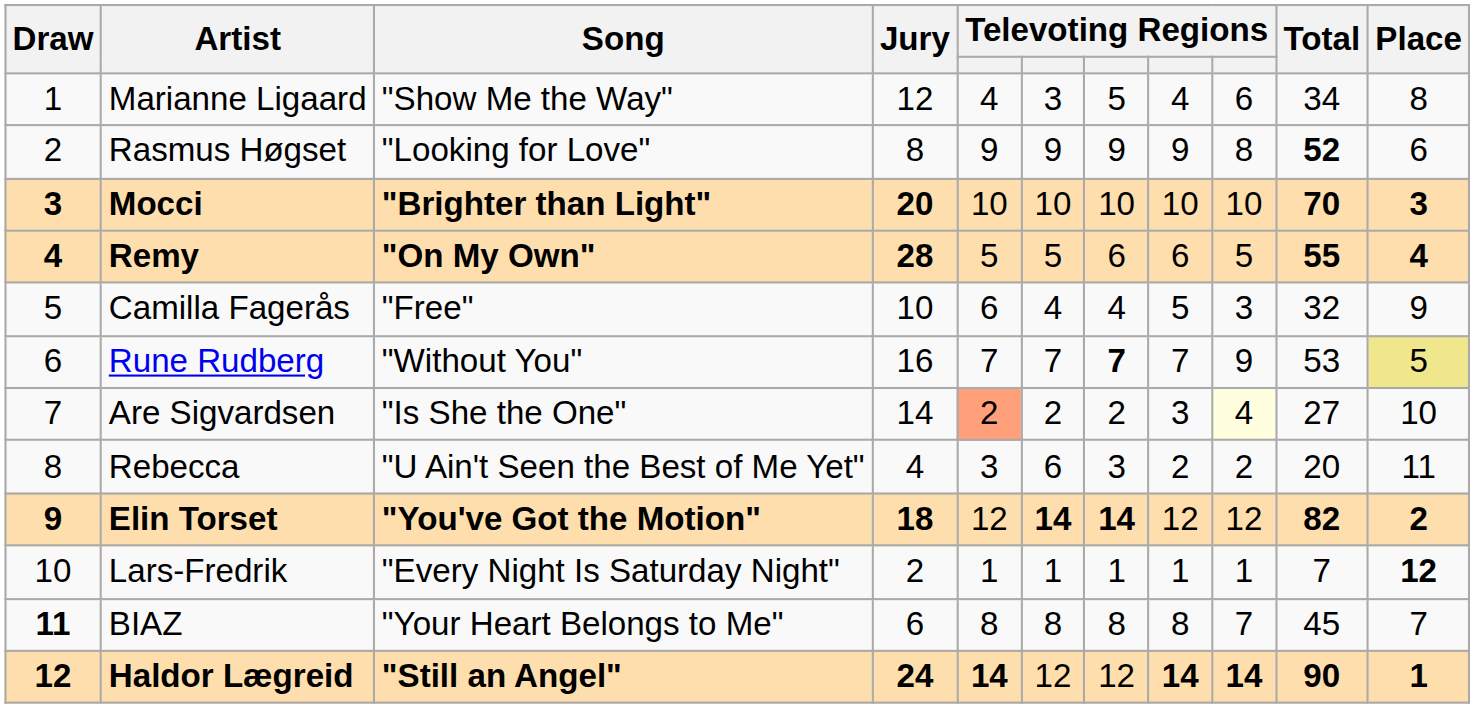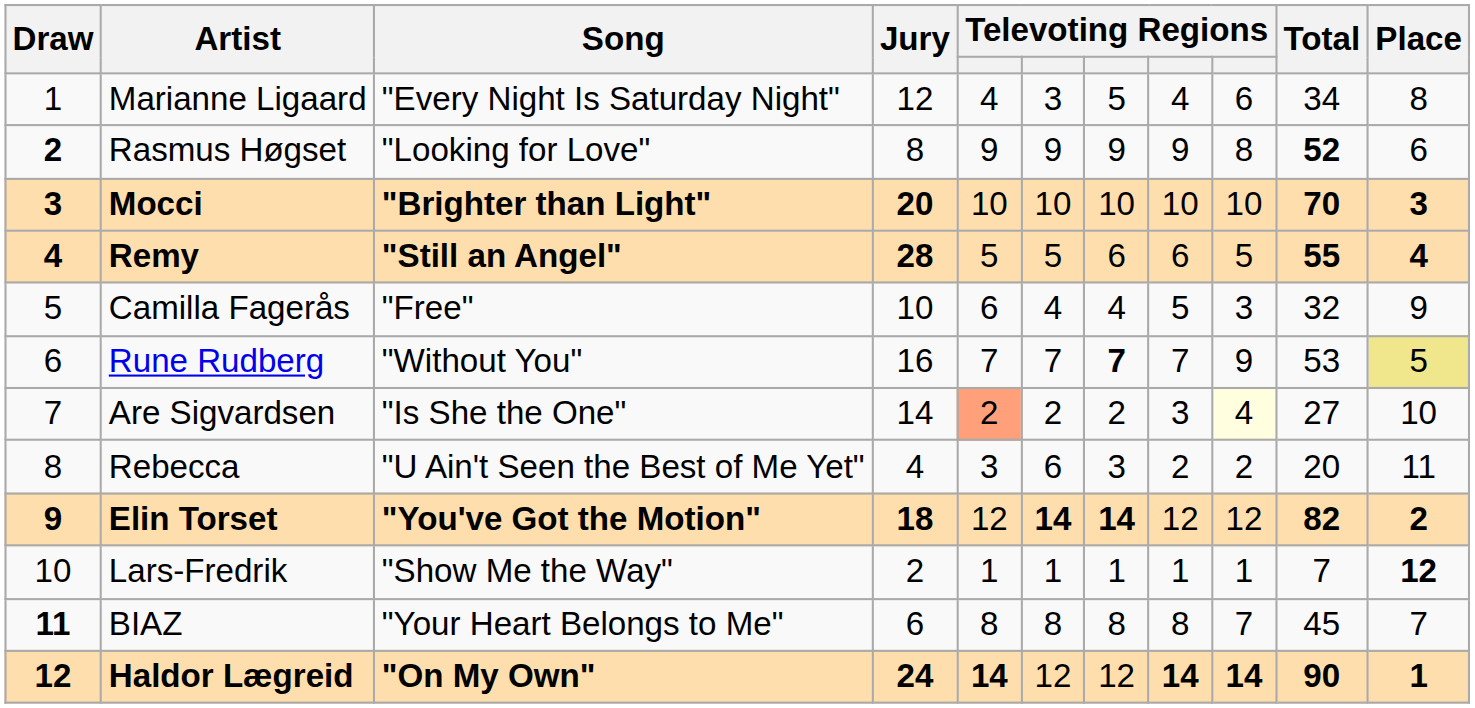(527, 98) "Show Me the Way" -> (611, 98) "Every Night Is Saturday Night"
(53, 151) normal -> (53, 151) bold
(489, 256) "On My Own" -> (502, 256) "Still an Angel"
(611, 571) "Every Night Is Saturday Night" -> (527, 571) "Show Me the Way"
(502, 676) "Still an Angel" -> (489, 676) "On My Own"
